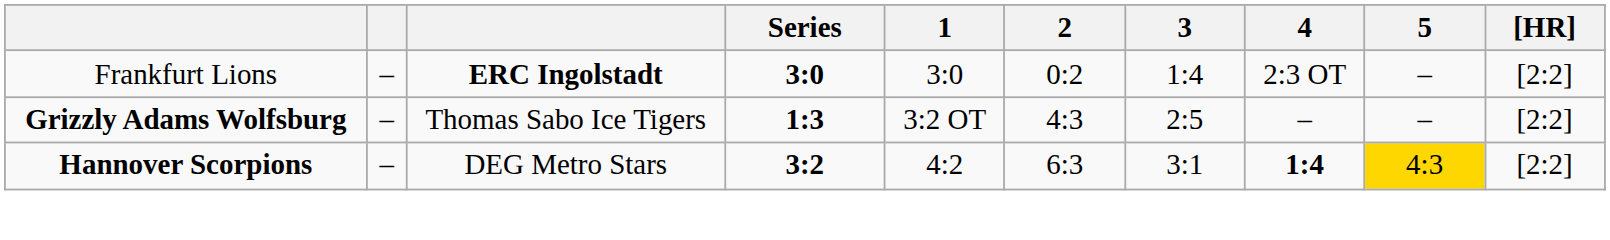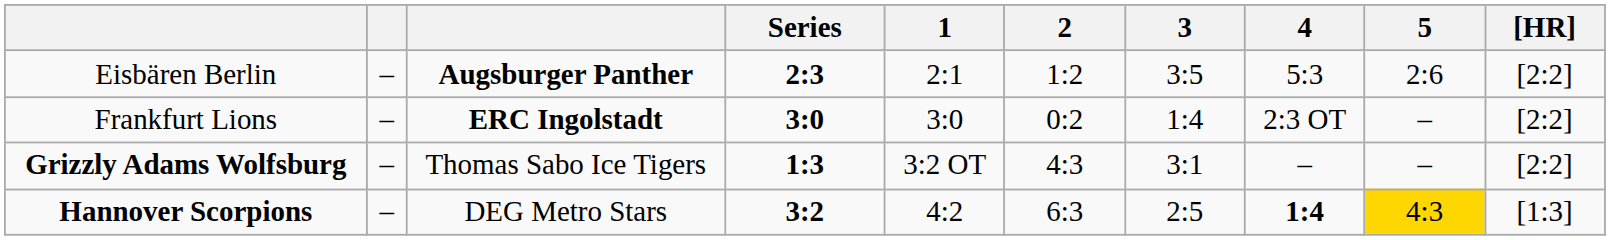+ row: (186, 73)
(1185, 119) 2:5 -> (1185, 165) 3:1
(1185, 165) 3:1 -> (1185, 211) 2:5
(1545, 165) [2:2] -> (1545, 211) [1:3]
